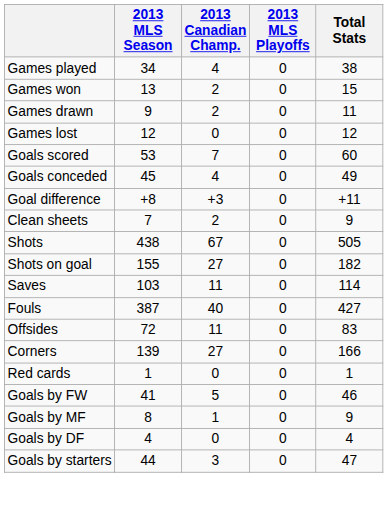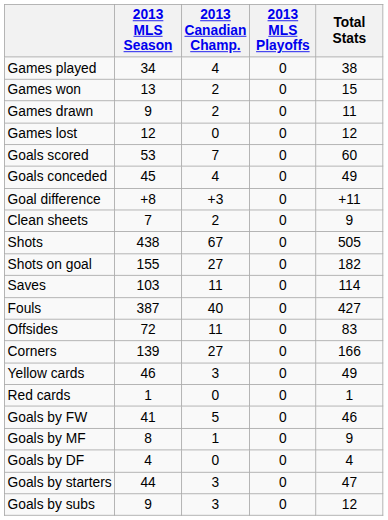+ row: (46, 373)
+ row: (51, 504)
